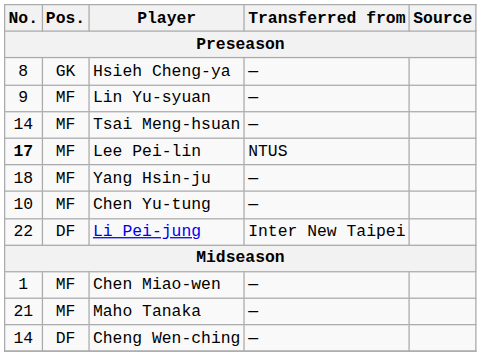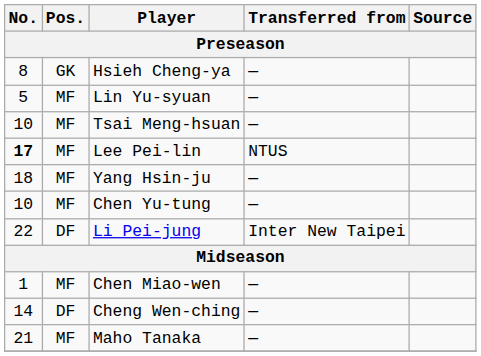(23, 98) 9 -> (23, 98) 5
(23, 125) 14 -> (23, 125) 10
rows swapped: (167, 338) <-> (147, 312)
